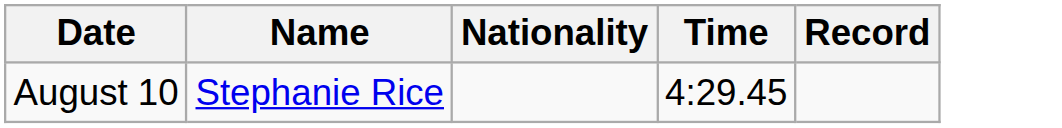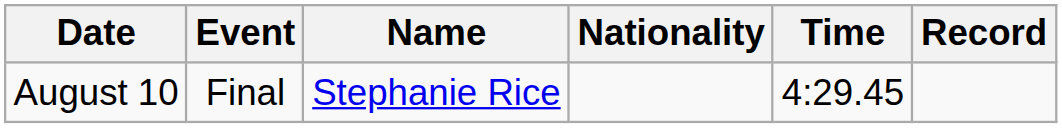+ column: (245, 33)
